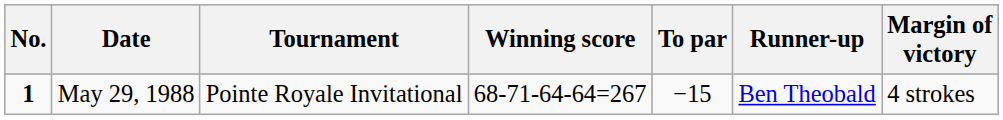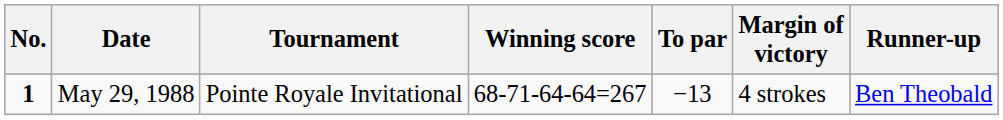columns swapped: (940, 39) <-> (807, 39)
(692, 94) −15 -> (692, 94) −13
